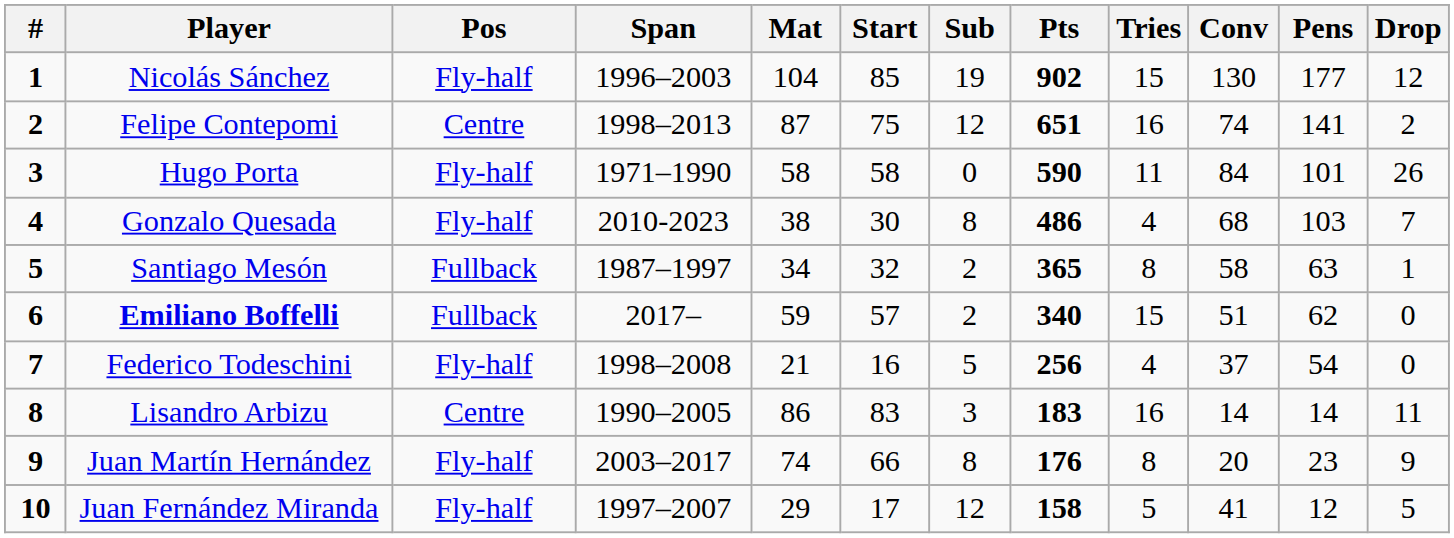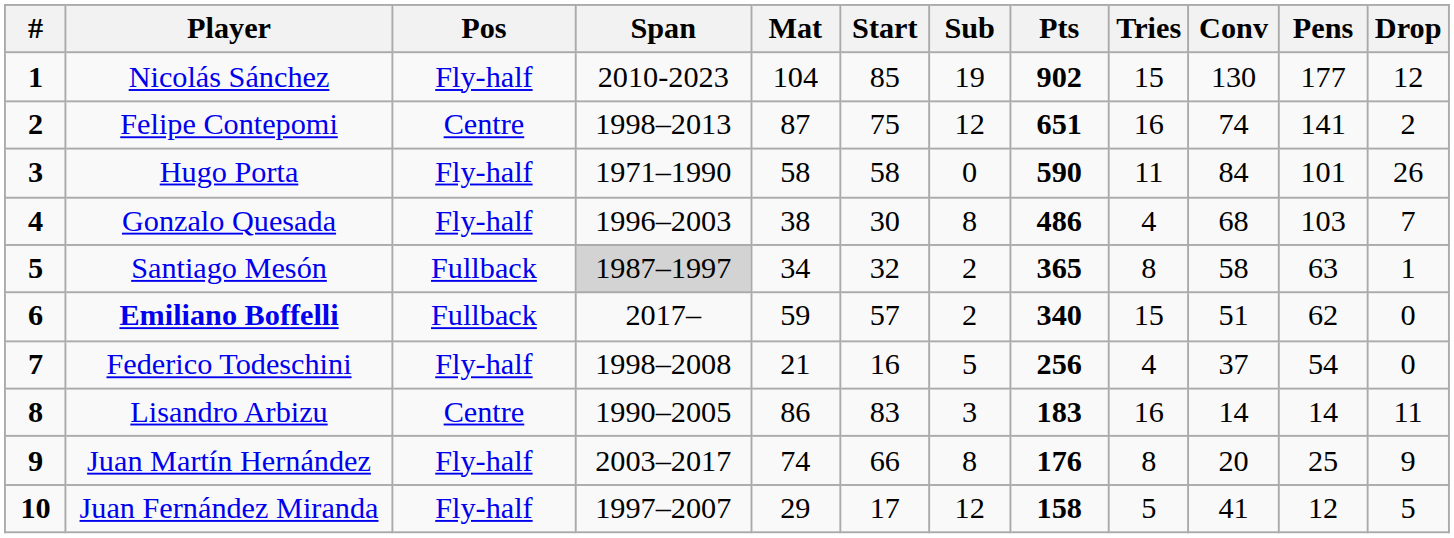(663, 76) 1996–2003 -> (663, 76) 2010-2023
(663, 220) 2010-2023 -> (663, 220) 1996–2003
(663, 268) no background -> (663, 268) lightgrey background
(1323, 460) 23 -> (1323, 460) 25
